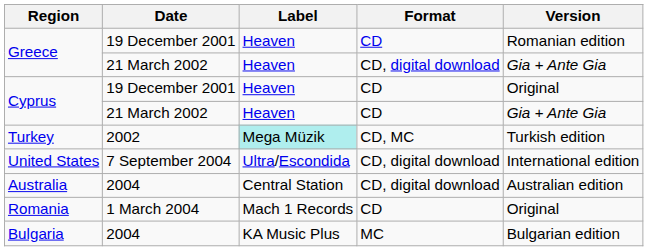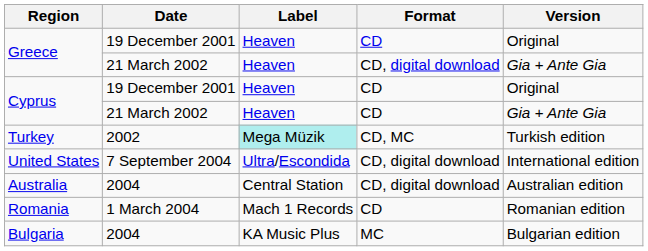(566, 40) Romanian edition -> (533, 40) Original
(533, 209) Original -> (566, 209) Romanian edition
